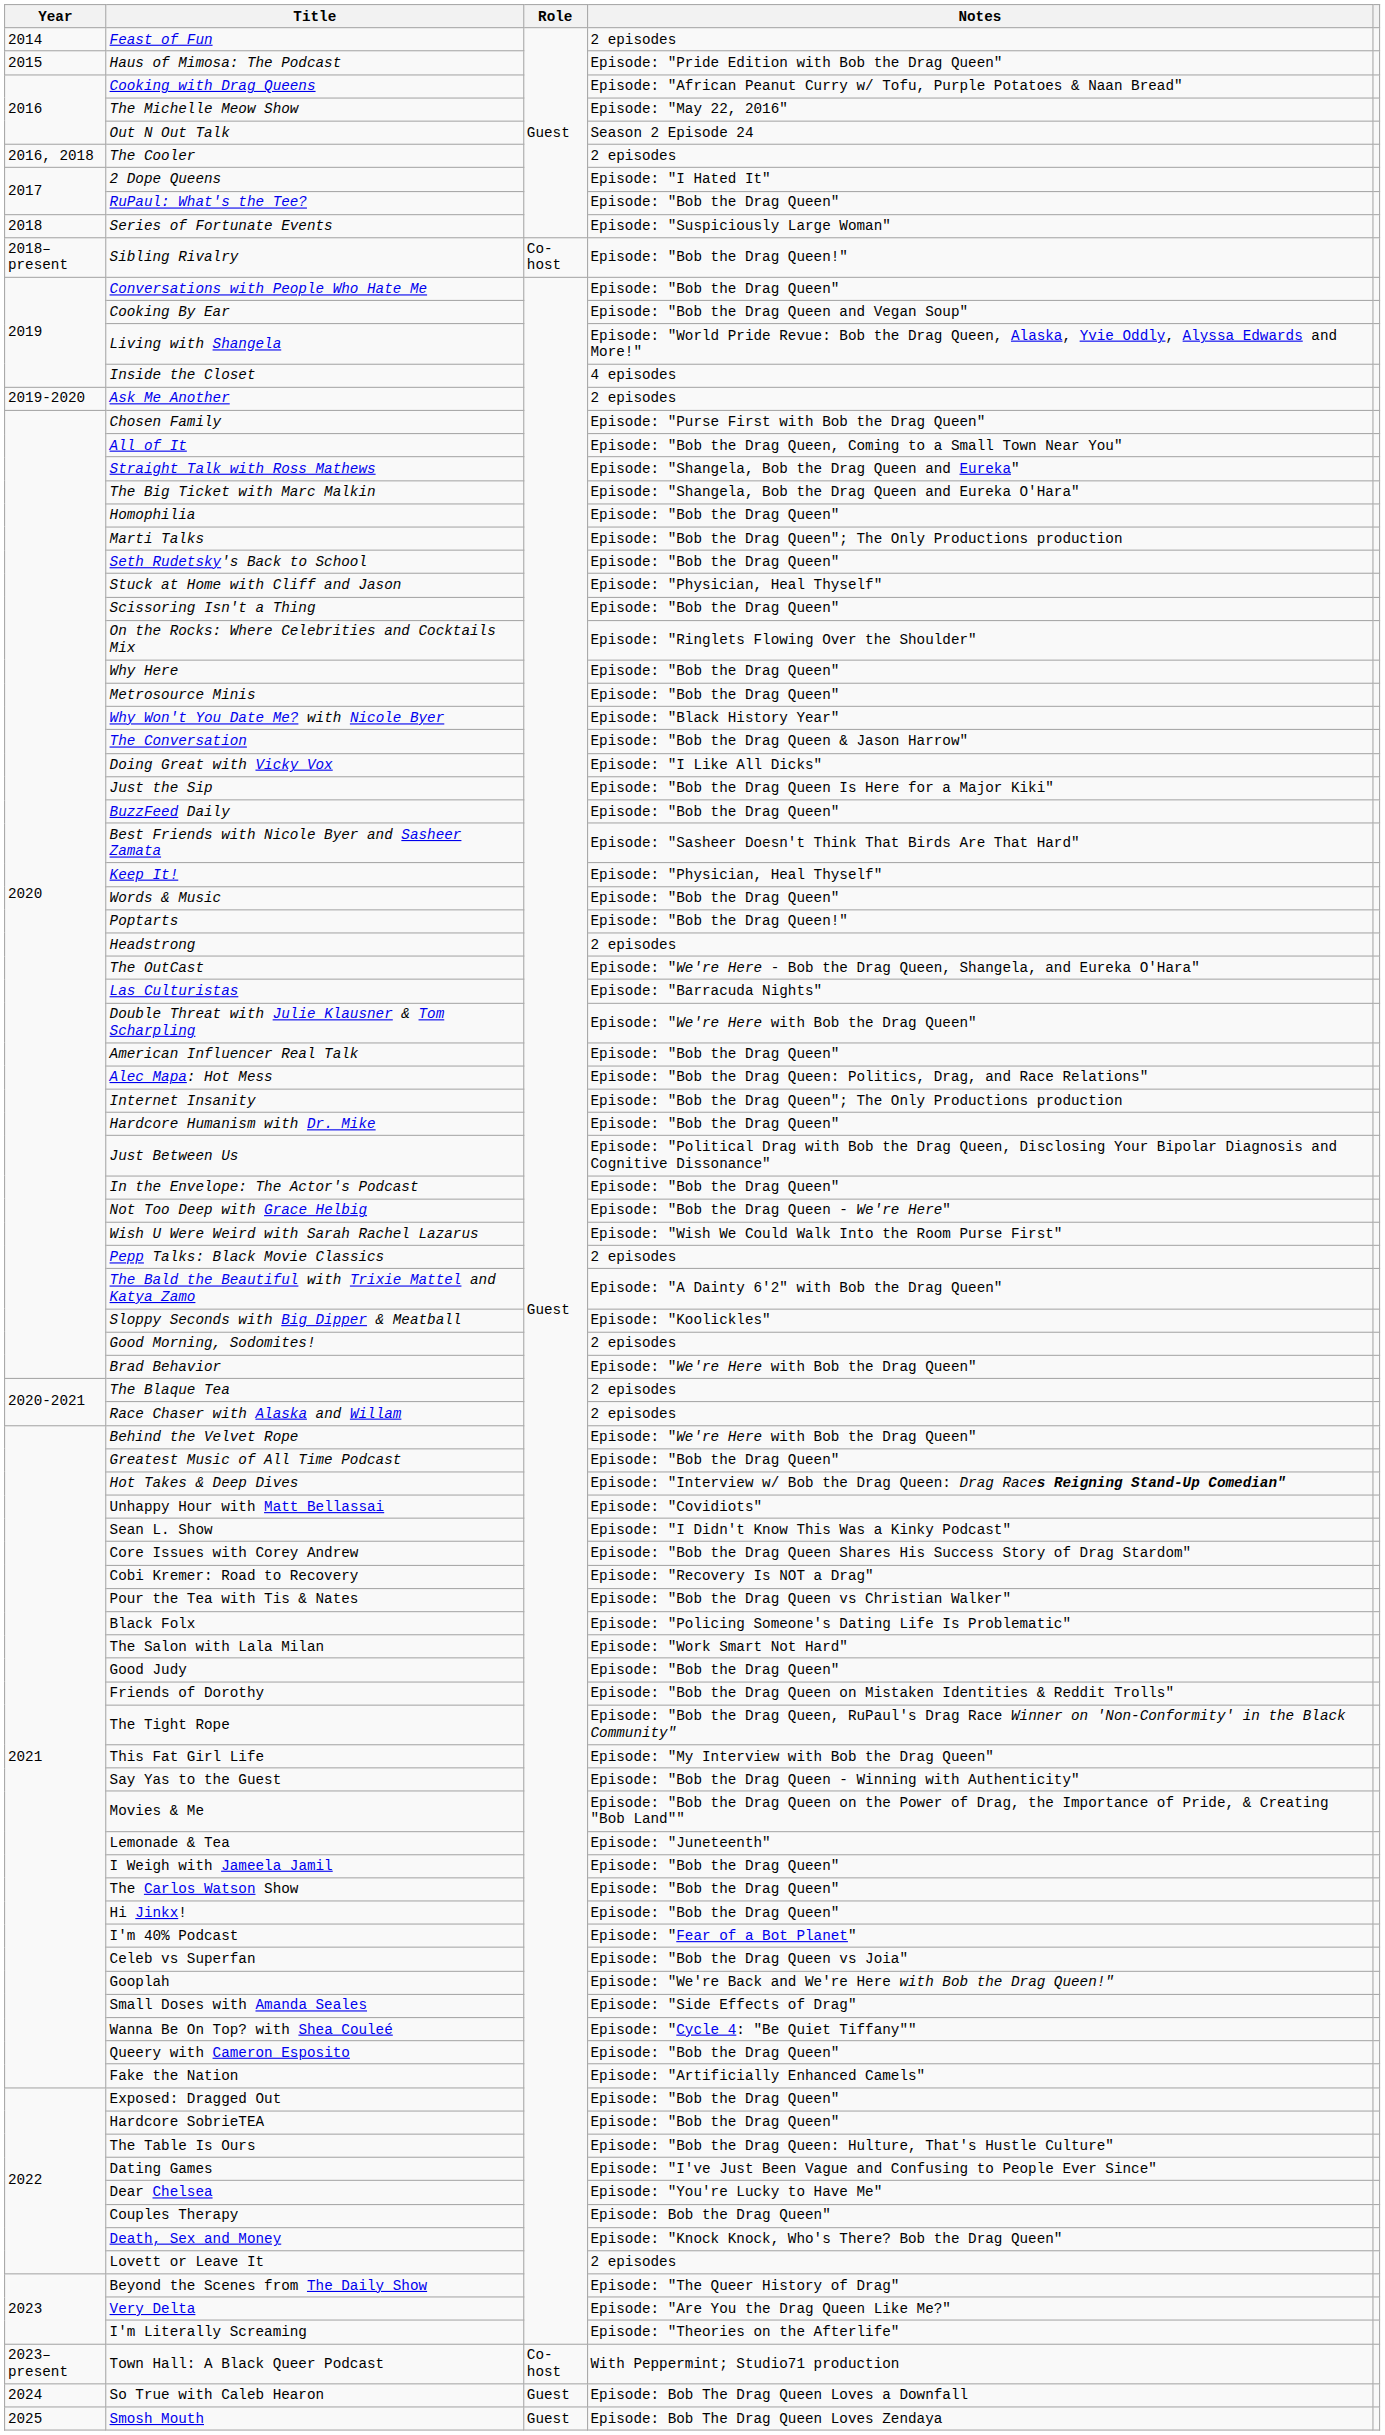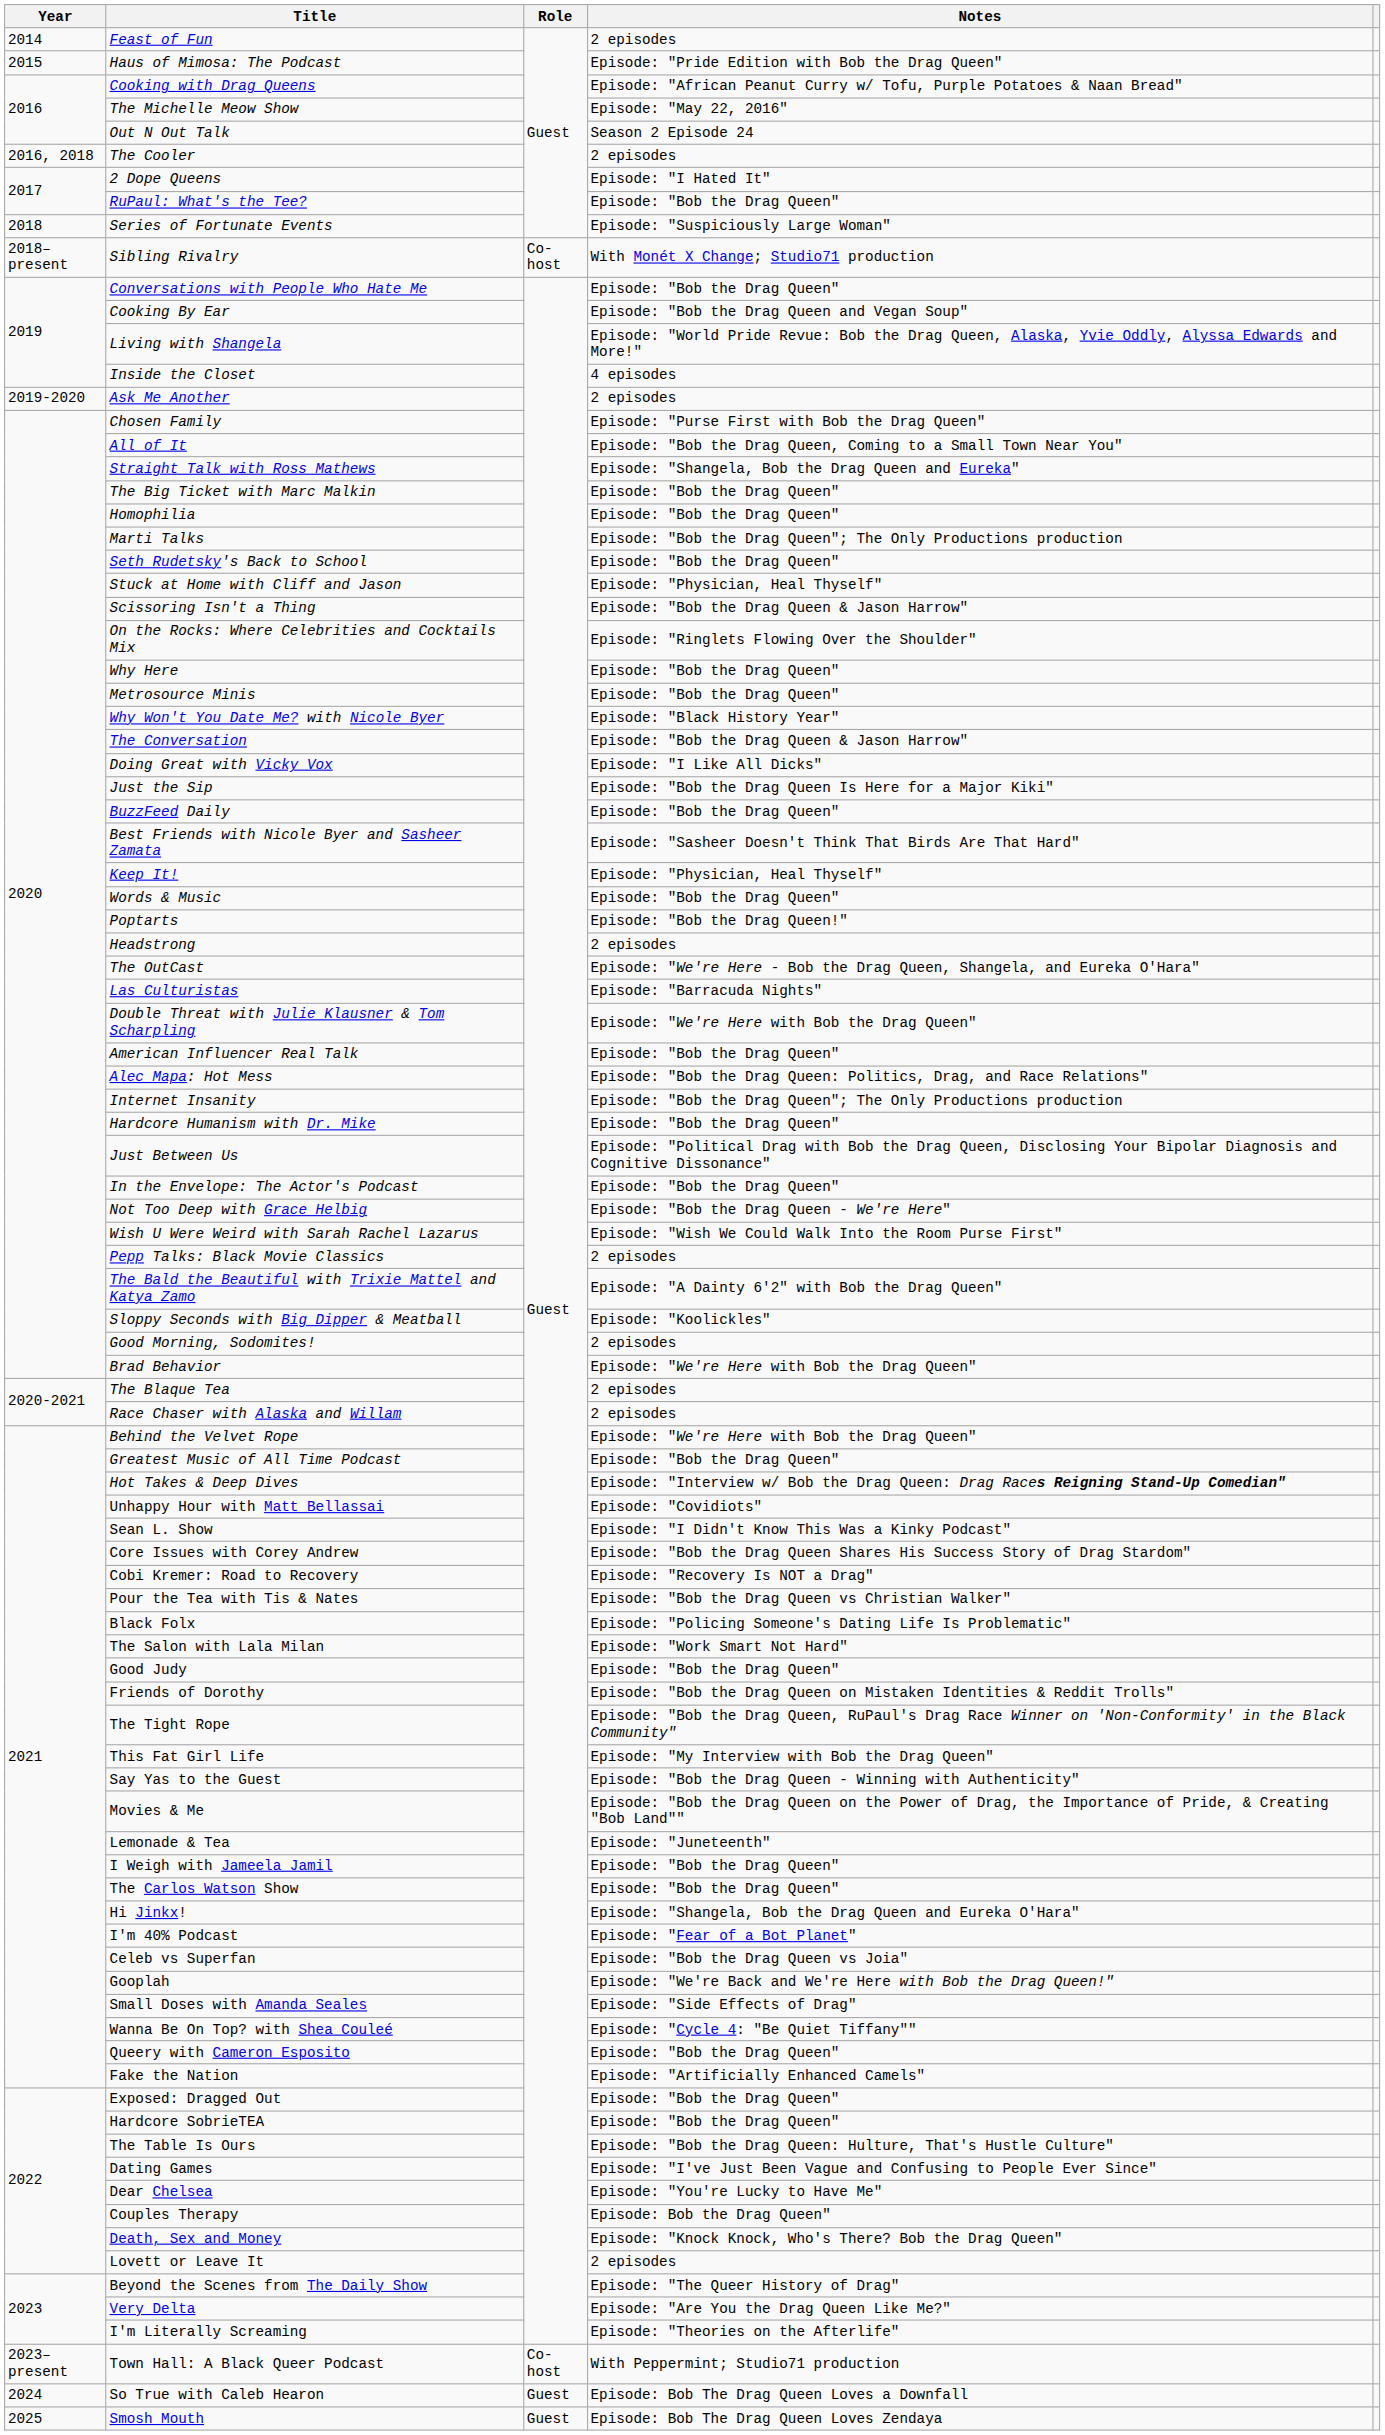(719, 258) Episode: "Bob the Drag Queen!" -> (762, 258) With Monét X Change; Studio71 production
(835, 492) Episode: "Shangela, Bob the Drag Queen and Eureka O'Hara" -> (715, 492) Episode: "Bob the Drag Queen"
(715, 609) Episode: "Bob the Drag Queen" -> (779, 609) Episode: "Bob the Drag Queen & Jason Harrow"
(715, 1913) Episode: "Bob the Drag Queen" -> (835, 1913) Episode: "Shangela, Bob the Drag Queen and Eureka O'Hara"
